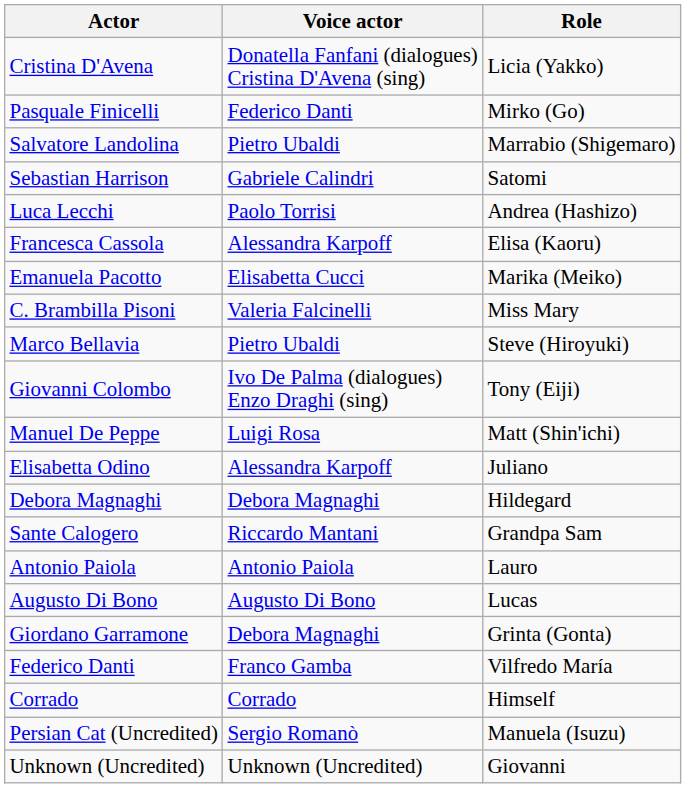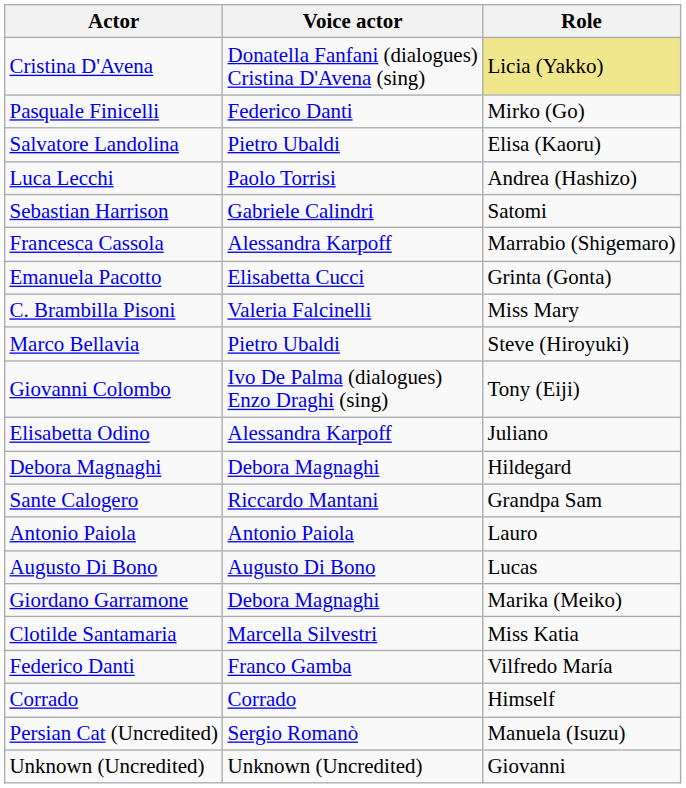(545, 66) no background -> (545, 66) khaki background
(581, 144) Marrabio (Shigemaro) -> (544, 144) Elisa (Kaoru)
rows swapped: (89, 177) <-> (62, 210)
(544, 244) Elisa (Kaoru) -> (581, 244) Marrabio (Shigemaro)
(555, 277) Marika (Meiko) -> (549, 277) Grinta (Gonta)
- row: (85, 433)
(549, 633) Grinta (Gonta) -> (555, 600) Marika (Meiko)
+ row: (93, 633)
